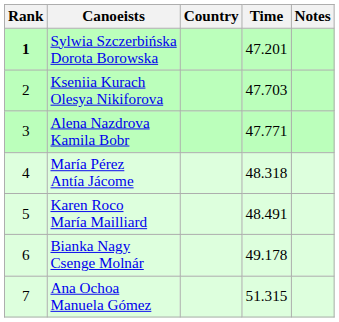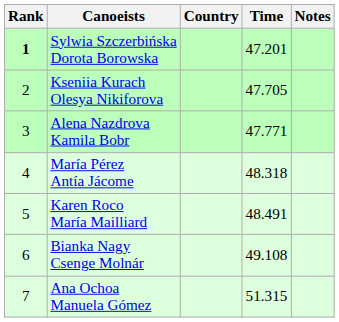(266, 90) 47.703 -> (266, 90) 47.705
(266, 255) 49.178 -> (266, 255) 49.108
